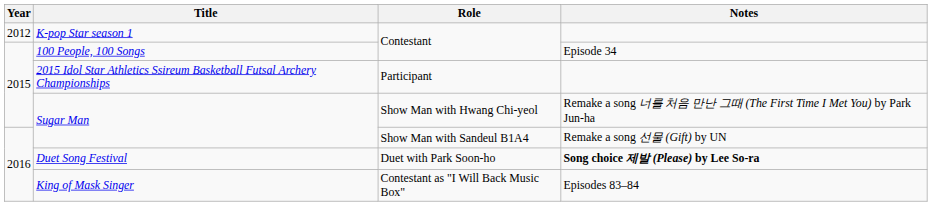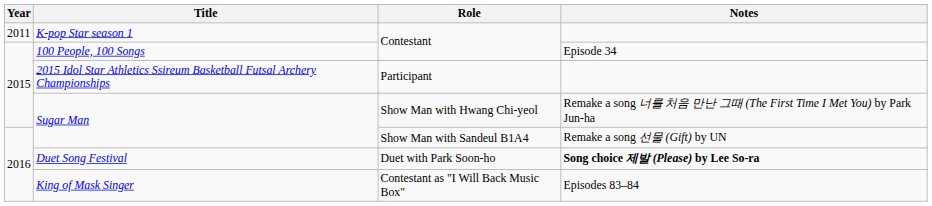(19, 32) 2012 -> (19, 32) 2011
